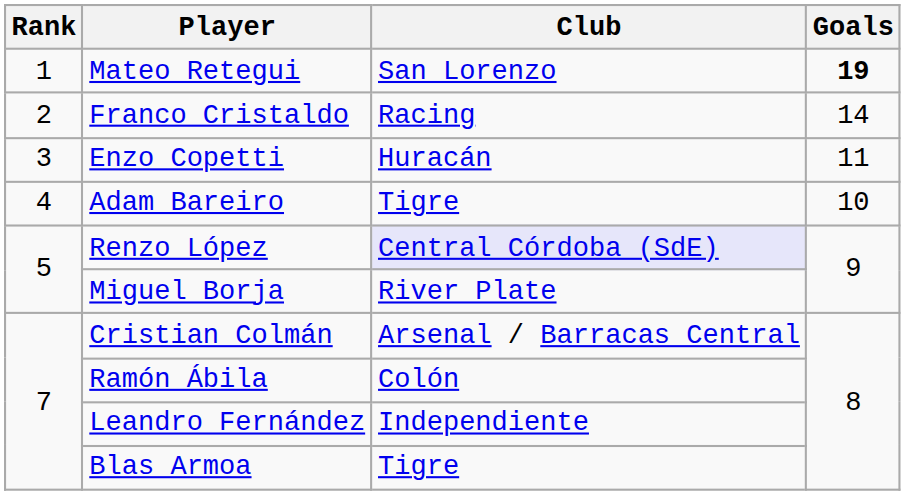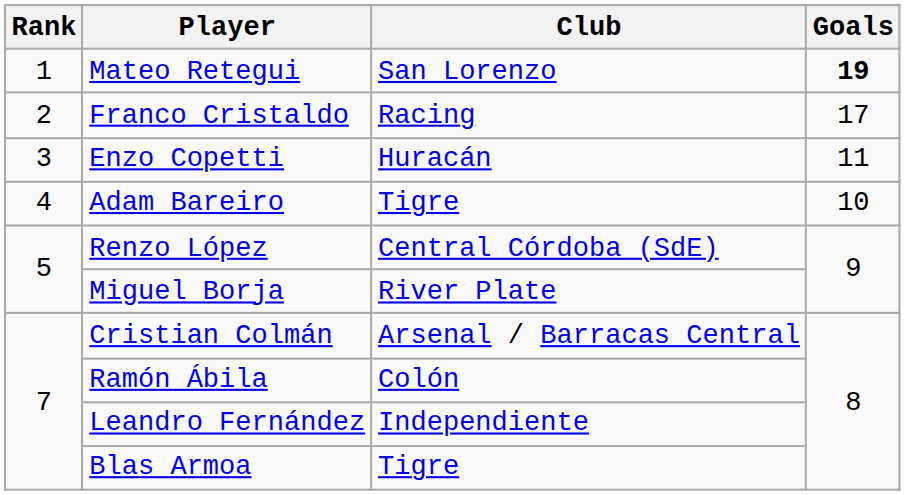(853, 115) 14 -> (853, 115) 17
(548, 247) lavender background -> (548, 247) no background
